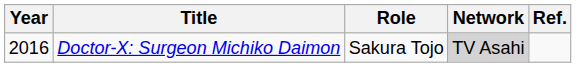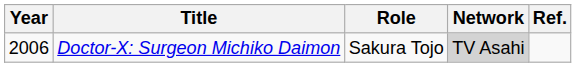(29, 47) 2016 -> (29, 47) 2006
